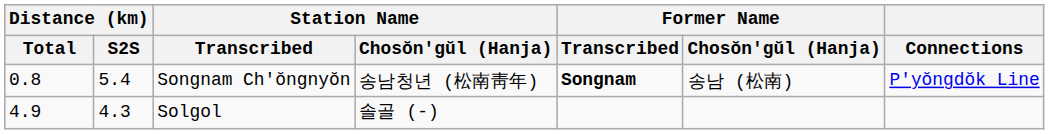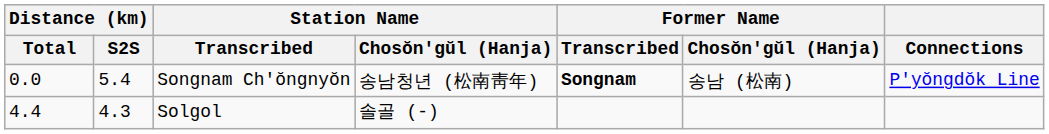(25, 80) 0.8 -> (25, 80) 0.0
(25, 112) 4.9 -> (25, 112) 4.4
